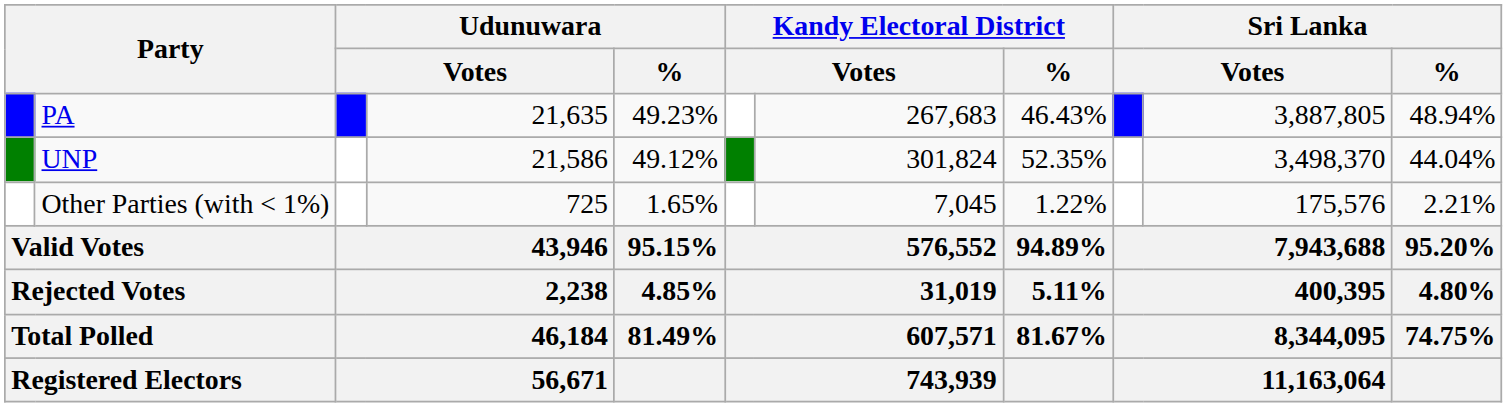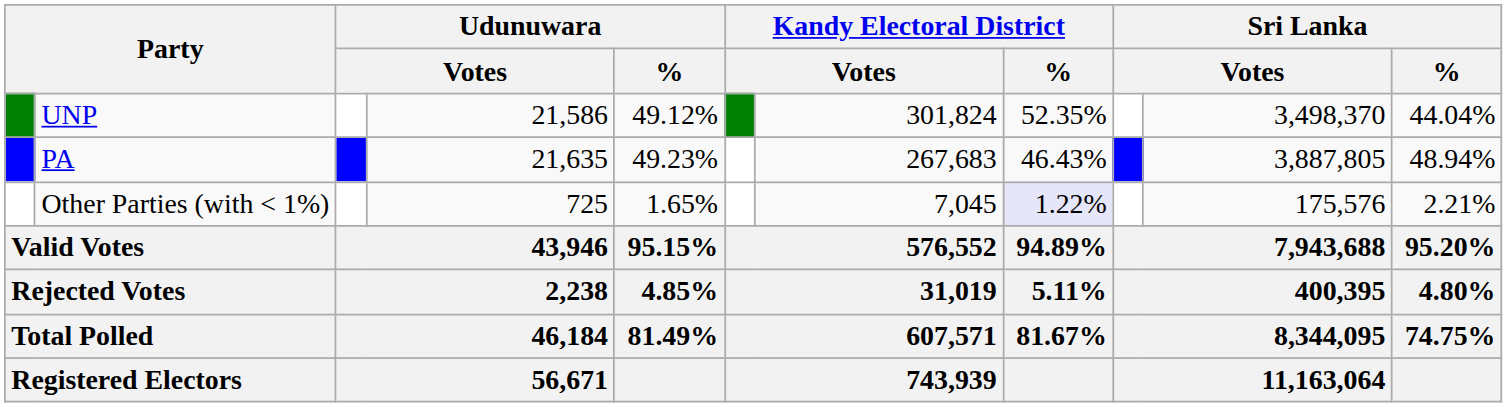rows swapped: (58, 114) <-> (69, 159)
(1071, 203) no background -> (1071, 203) lavender background
